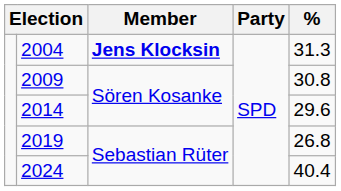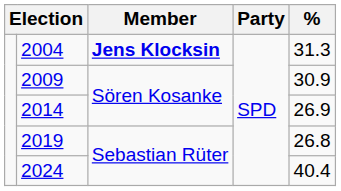(312, 79) 30.8 -> (312, 79) 30.9
(312, 110) 29.6 -> (312, 110) 26.9
